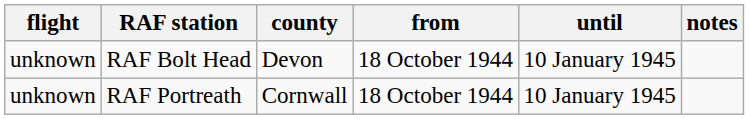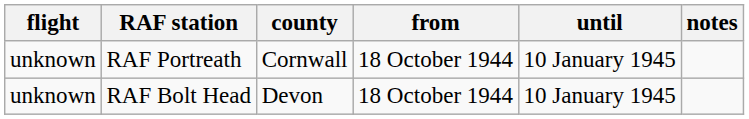rows swapped: (174, 95) <-> (179, 59)
